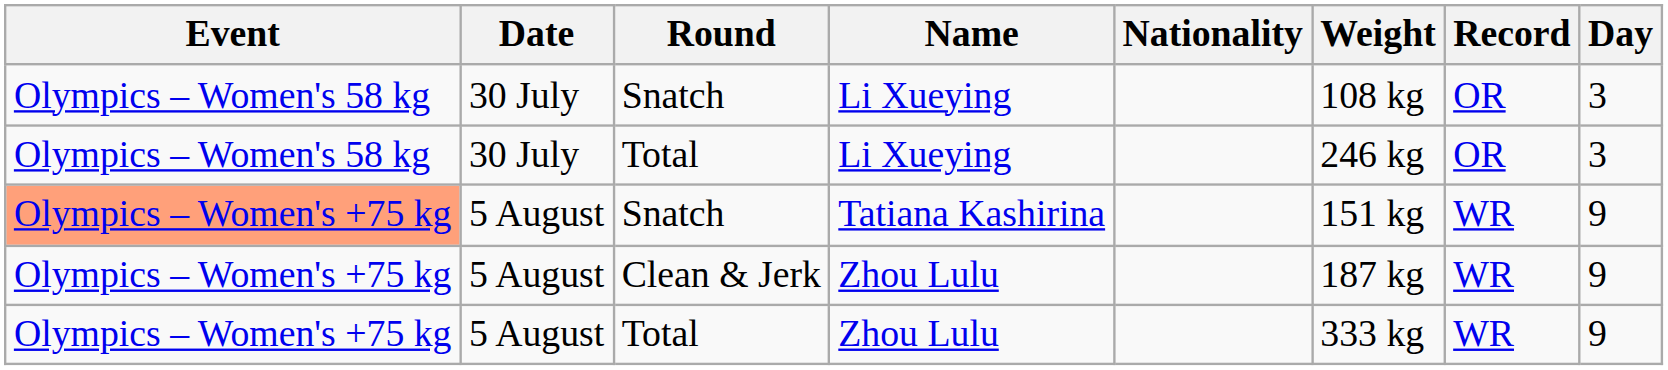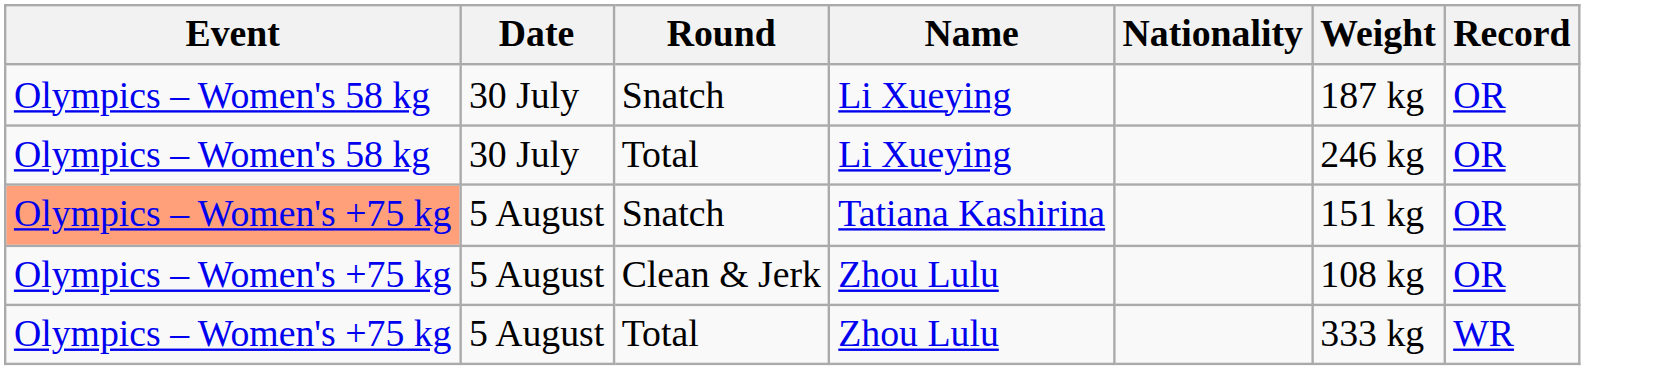- column: (1621, 34)
(1372, 94) 108 kg -> (1372, 94) 187 kg
(1484, 214) WR -> (1479, 214) OR
(1372, 273) 187 kg -> (1372, 273) 108 kg
(1484, 273) WR -> (1479, 273) OR
